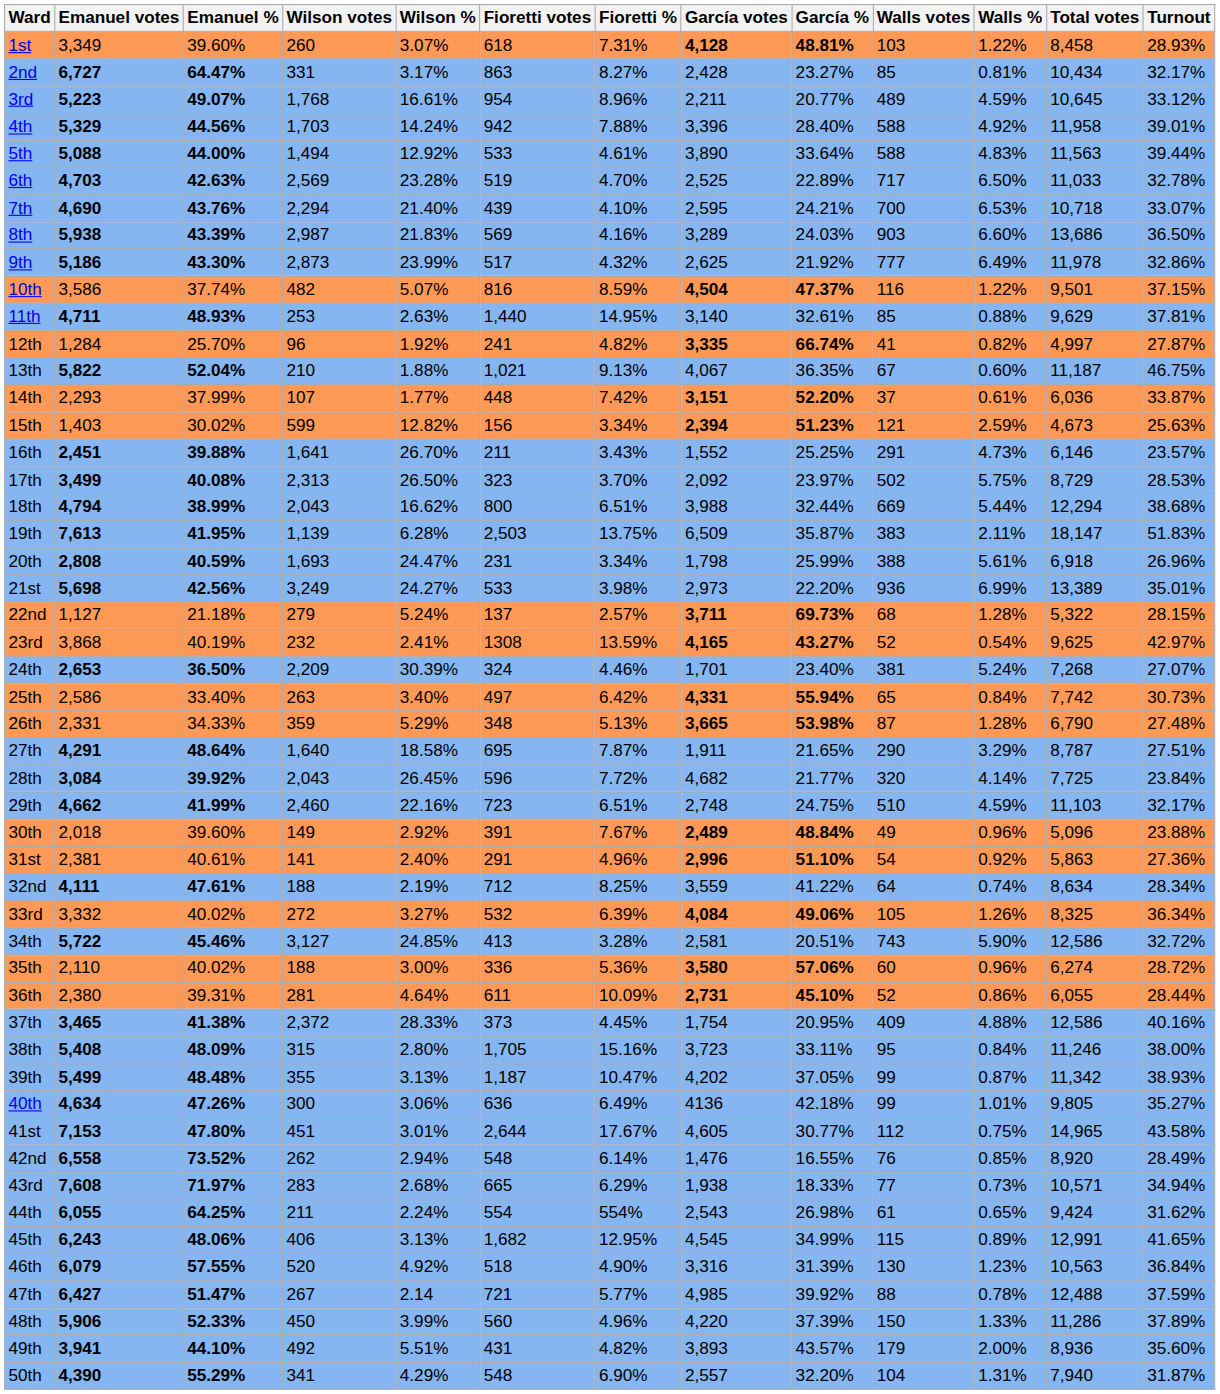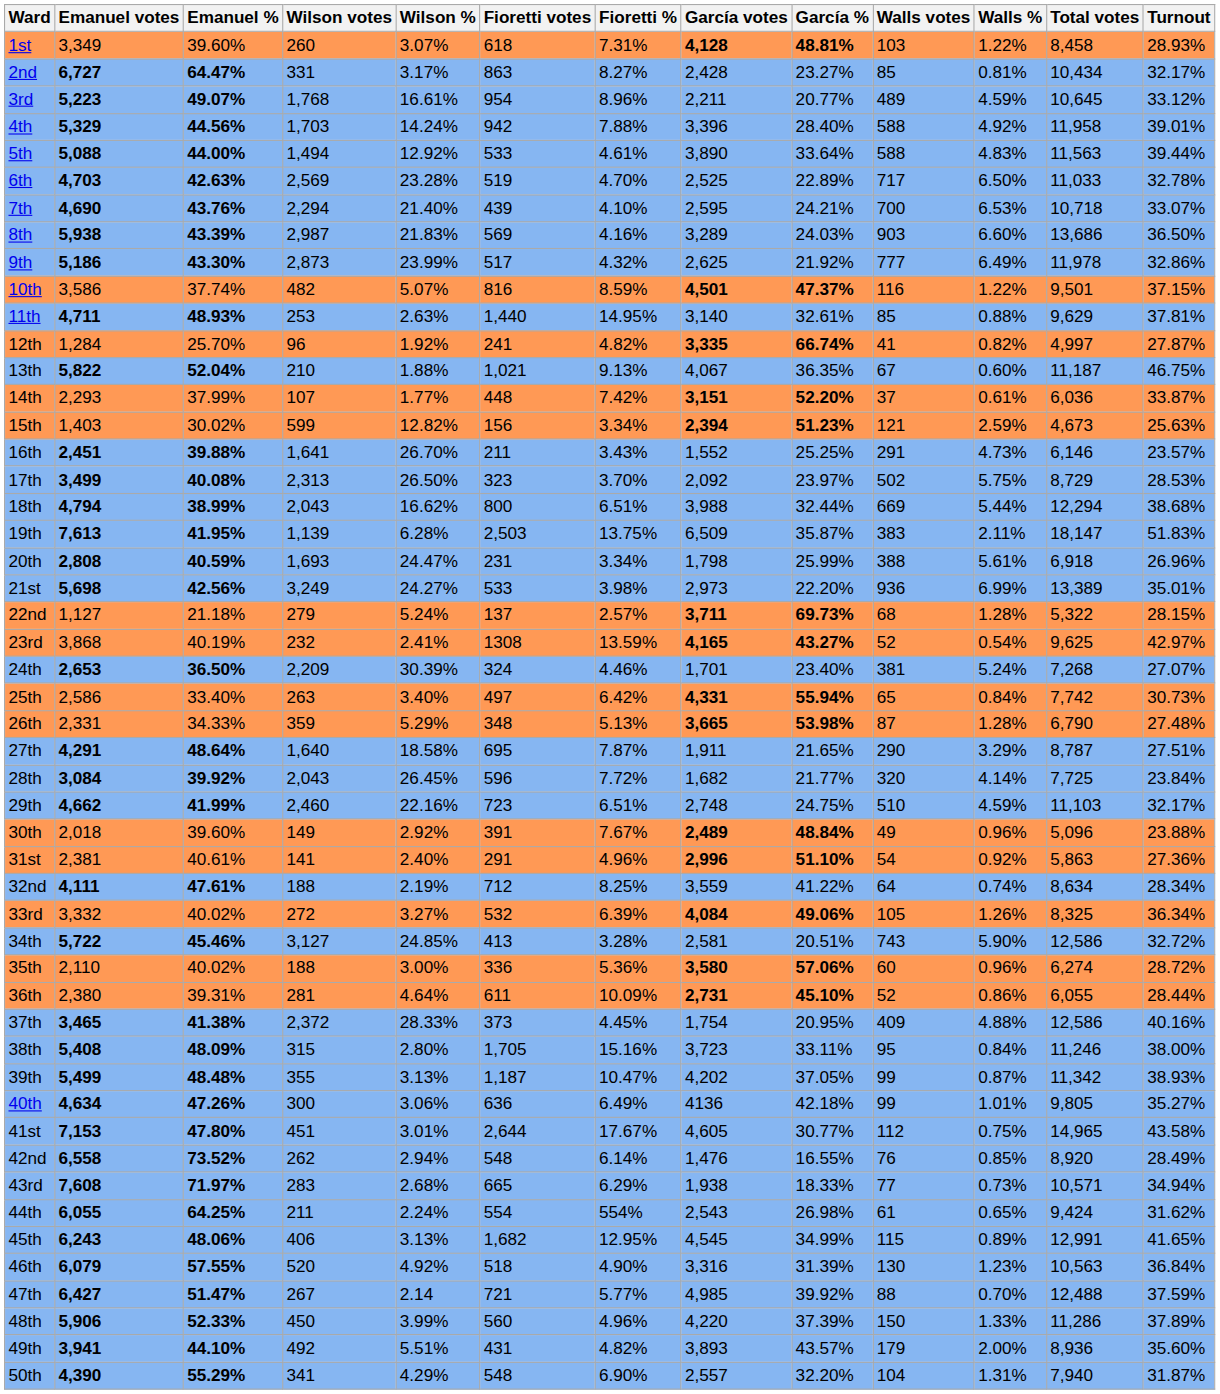(706, 289) 4,504 -> (706, 289) 4,501
(706, 778) 4,682 -> (706, 778) 1,682
(1003, 1294) 0.78% -> (1003, 1294) 0.70%
